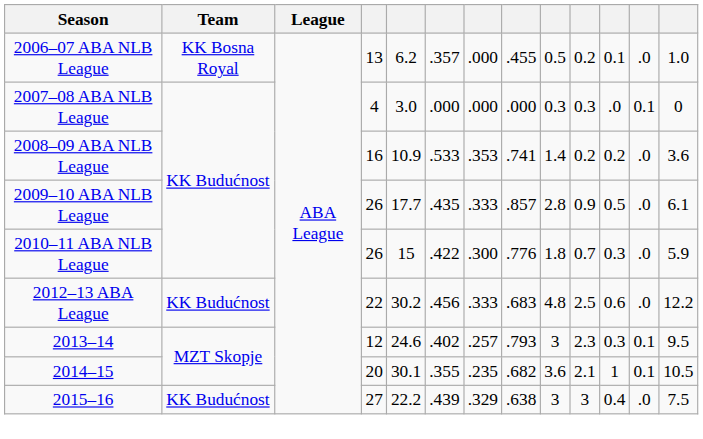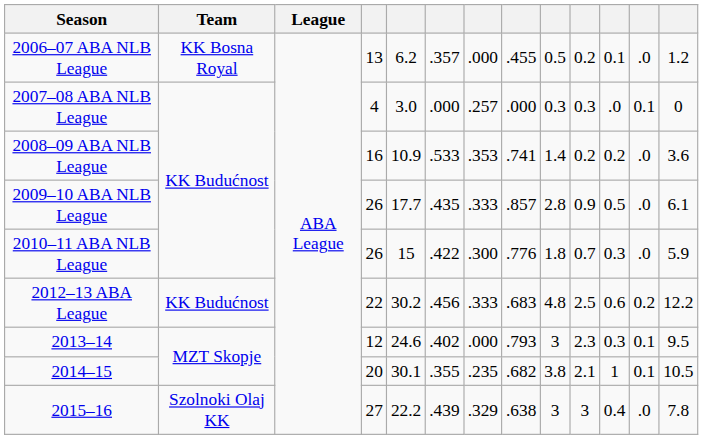(678, 57) 1.0 -> (678, 57) 1.2
(483, 106) .000 -> (483, 106) .257
(644, 303) .0 -> (644, 303) 0.2
(483, 342) .257 -> (483, 342) .000
(555, 370) 3.6 -> (555, 370) 3.8
(218, 399) KK Budućnost -> (217, 409) Szolnoki Olaj KK
(678, 399) 7.5 -> (678, 409) 7.8
